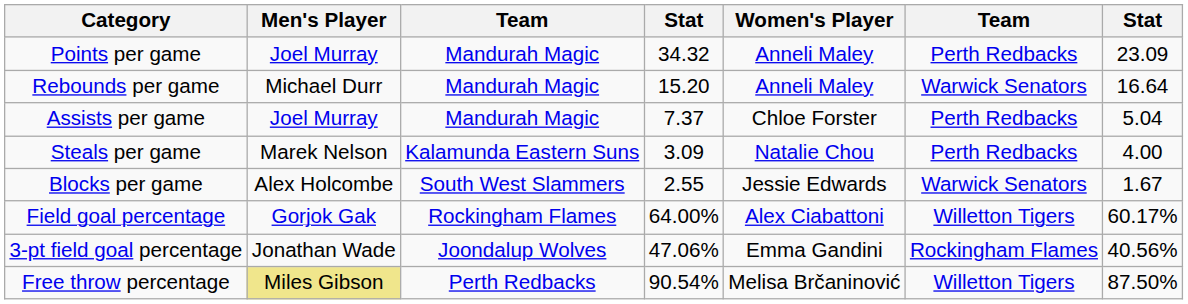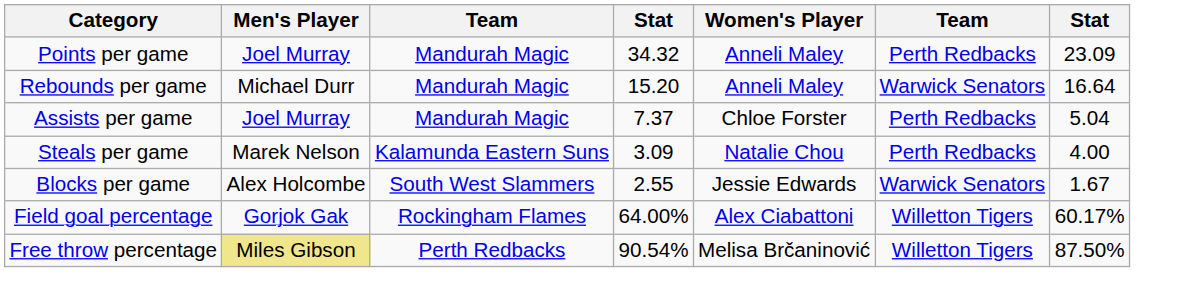- row: (126, 250)
